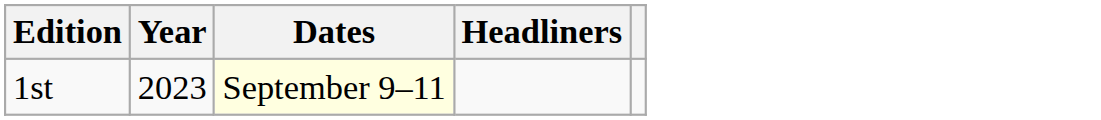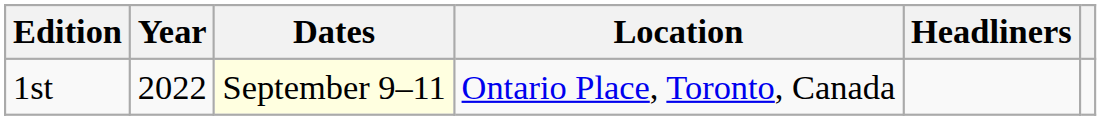+ column: (678, 31)
(172, 86) 2023 -> (172, 86) 2022
